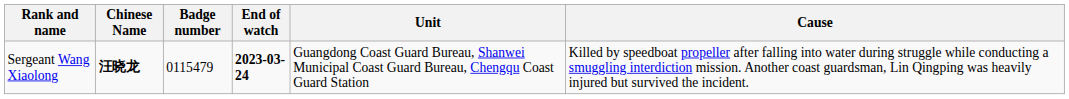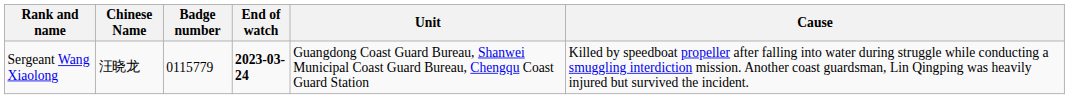(119, 67) bold -> (119, 67) normal
(190, 67) 0115479 -> (190, 67) 0115779
